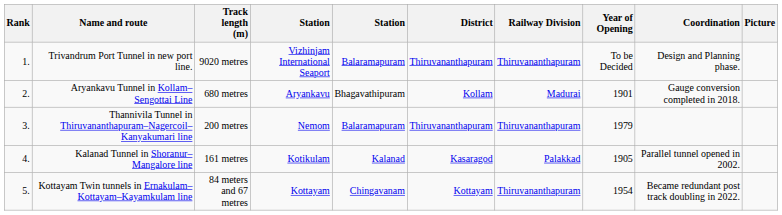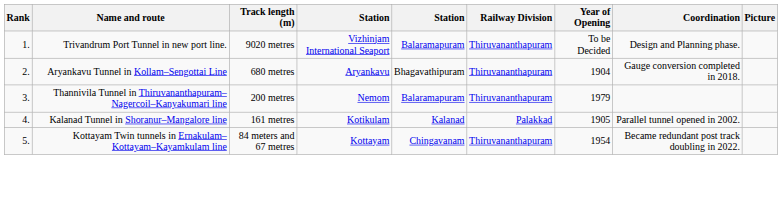- column: (477, 23)
(564, 94) Madurai -> (511, 71) Thiruvananthapuram
(623, 94) 1901 -> (600, 71) 1904
